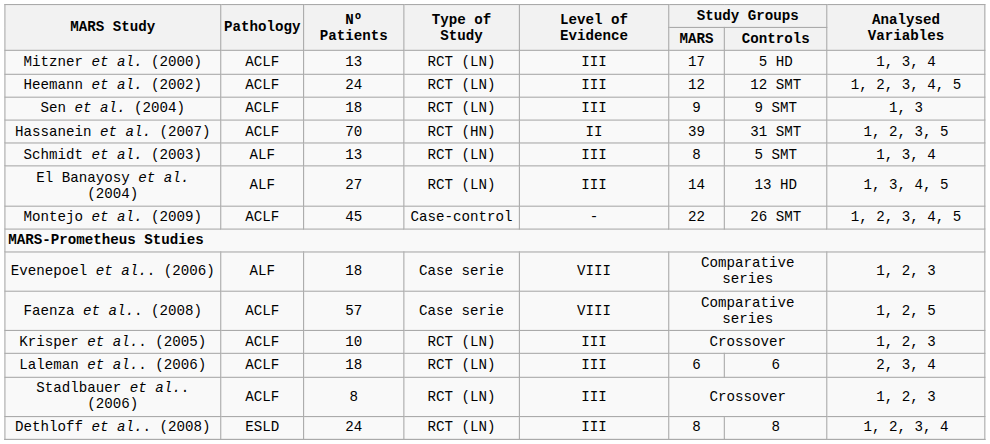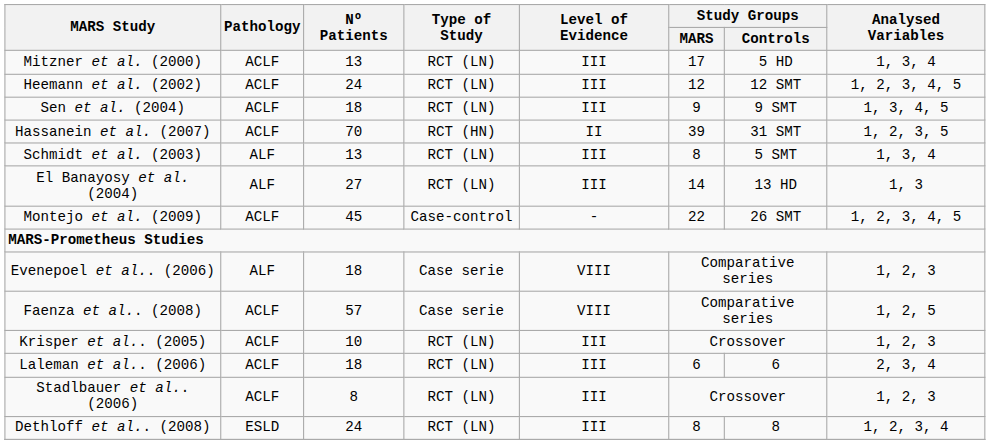(906, 108) 1, 3 -> (906, 108) 1, 3, 4, 5
(906, 186) 1, 3, 4, 5 -> (906, 186) 1, 3
